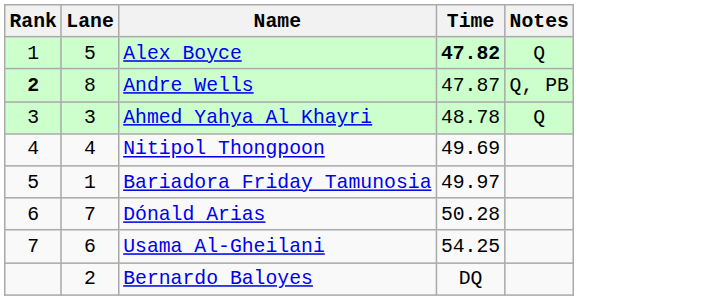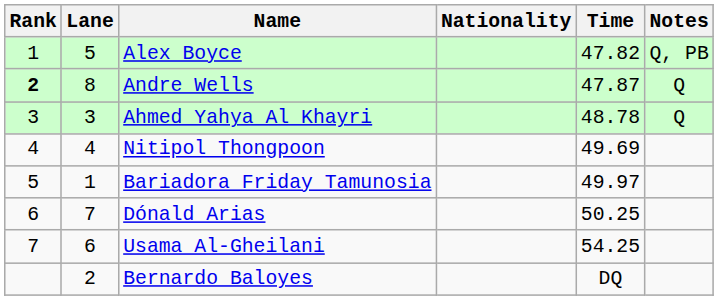+ column: (506, 21)
(471, 53) bold -> (610, 53) normal
(539, 53) Q -> (679, 53) Q, PB
(539, 85) Q, PB -> (679, 85) Q
(471, 214) 50.28 -> (610, 214) 50.25
